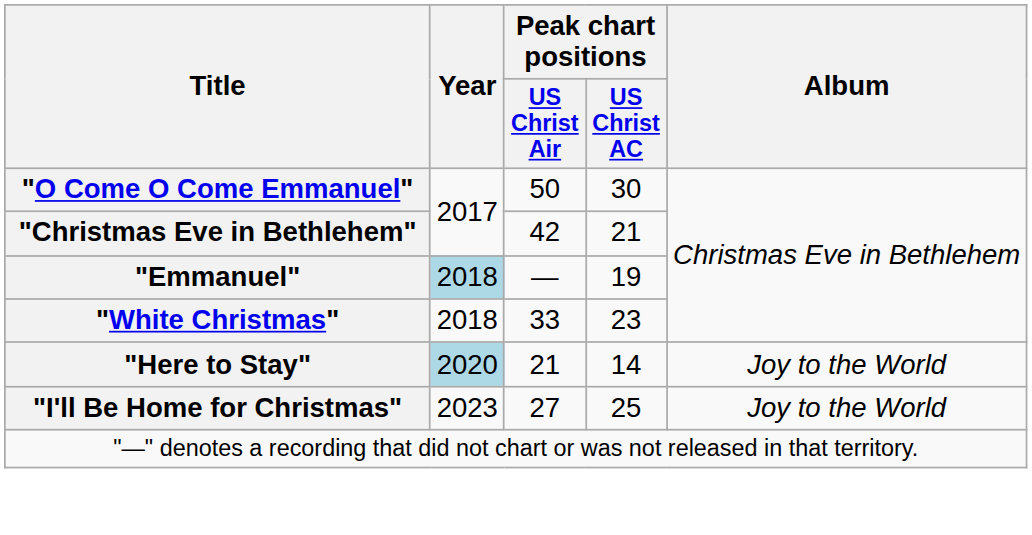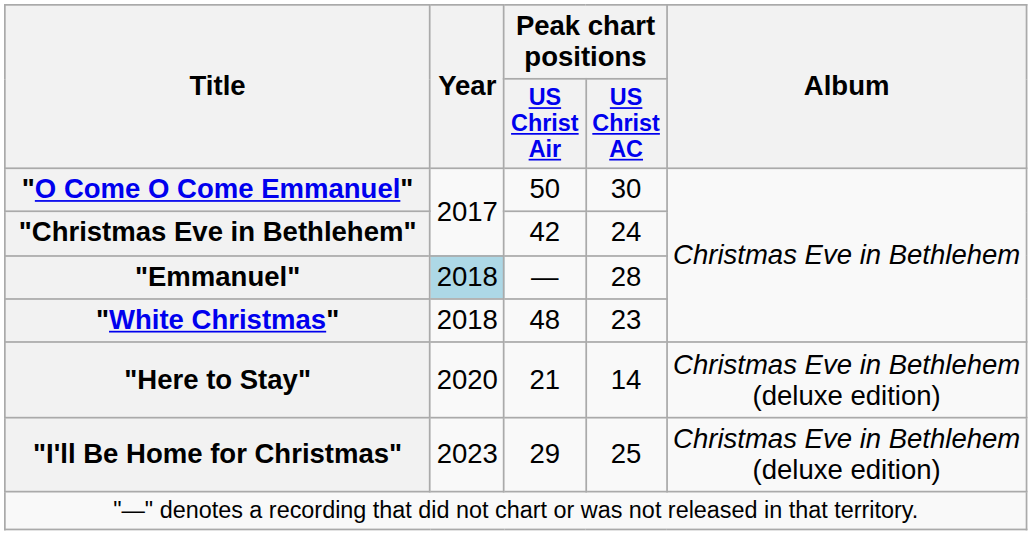(626, 233) 21 -> (626, 233) 24
(626, 276) 19 -> (626, 276) 28
(545, 320) 33 -> (545, 320) 48
(467, 363) lightblue background -> (467, 379) no background
(847, 363) Joy to the World -> (847, 379) Christmas Eve in Bethlehem (deluxe edition)
(545, 407) 27 -> (545, 454) 29
(847, 407) Joy to the World -> (847, 454) Christmas Eve in Bethlehem (deluxe edition)
